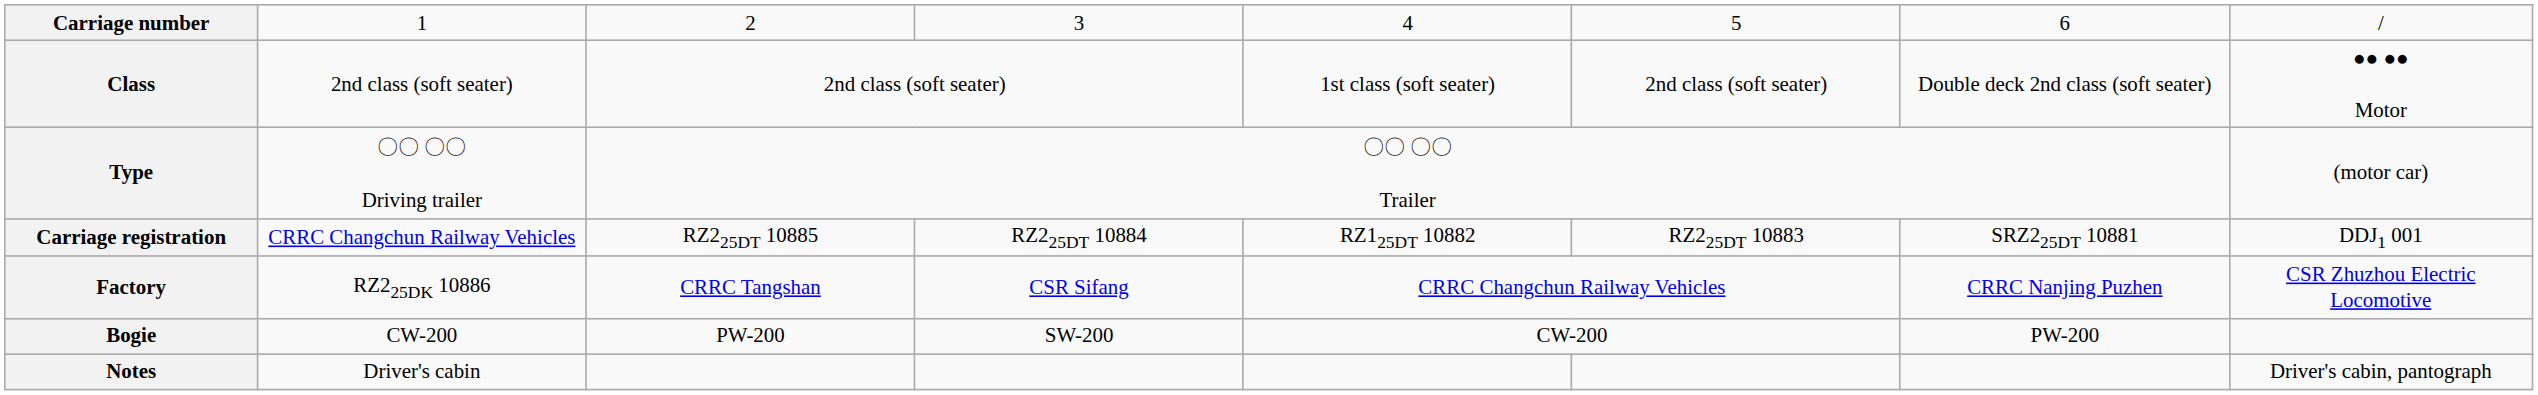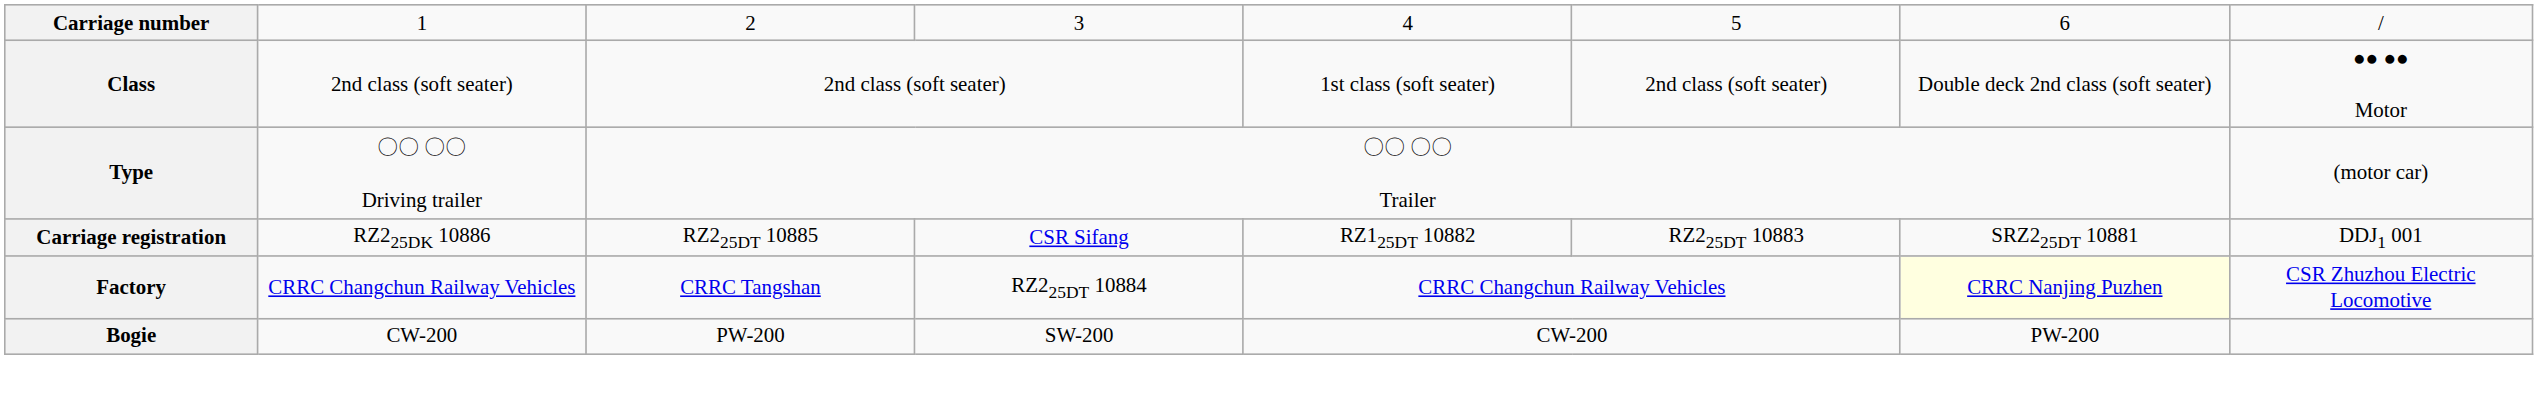(422, 237) CRRC Changchun Railway Vehicles -> (422, 237) RZ225DK 10886
(1079, 237) RZ225DT 10884 -> (1079, 237) CSR Sifang
(422, 287) RZ225DK 10886 -> (422, 286) CRRC Changchun Railway Vehicles
(1079, 286) CSR Sifang -> (1079, 287) RZ225DT 10884
(2065, 286) no background -> (2065, 286) lightyellow background
- row: (131, 371)
